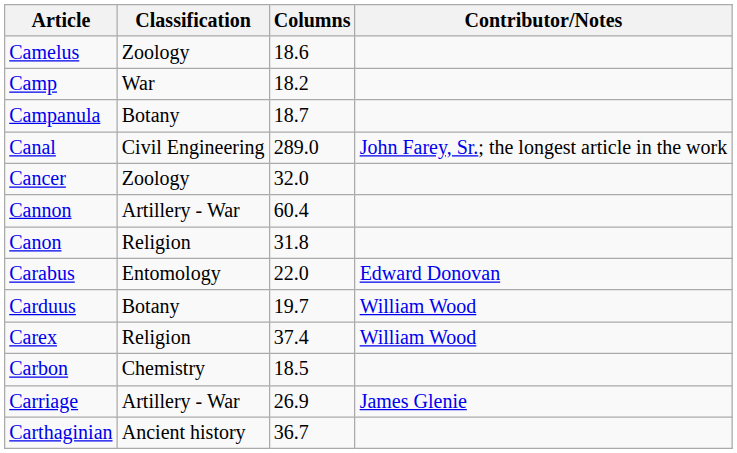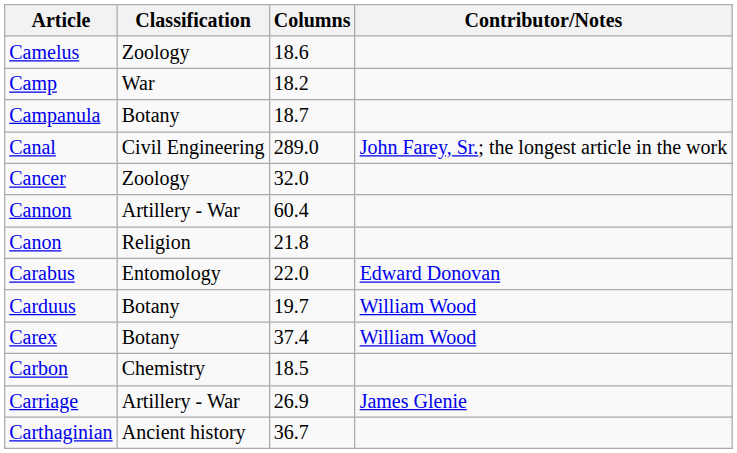(291, 242) 31.8 -> (291, 242) 21.8
(156, 337) Religion -> (151, 337) Botany
